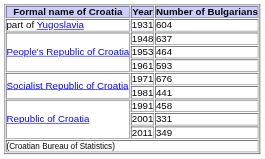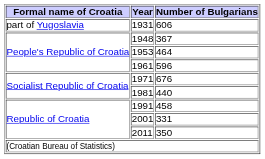(164, 25) 604 -> (164, 25) 606
(164, 38) 637 -> (164, 38) 367
(164, 65) 593 -> (164, 65) 596
(164, 92) 441 -> (164, 92) 440
(164, 132) 349 -> (164, 132) 350
